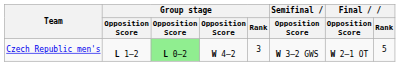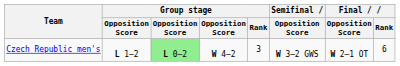(384, 50) 5 -> (384, 50) 6
